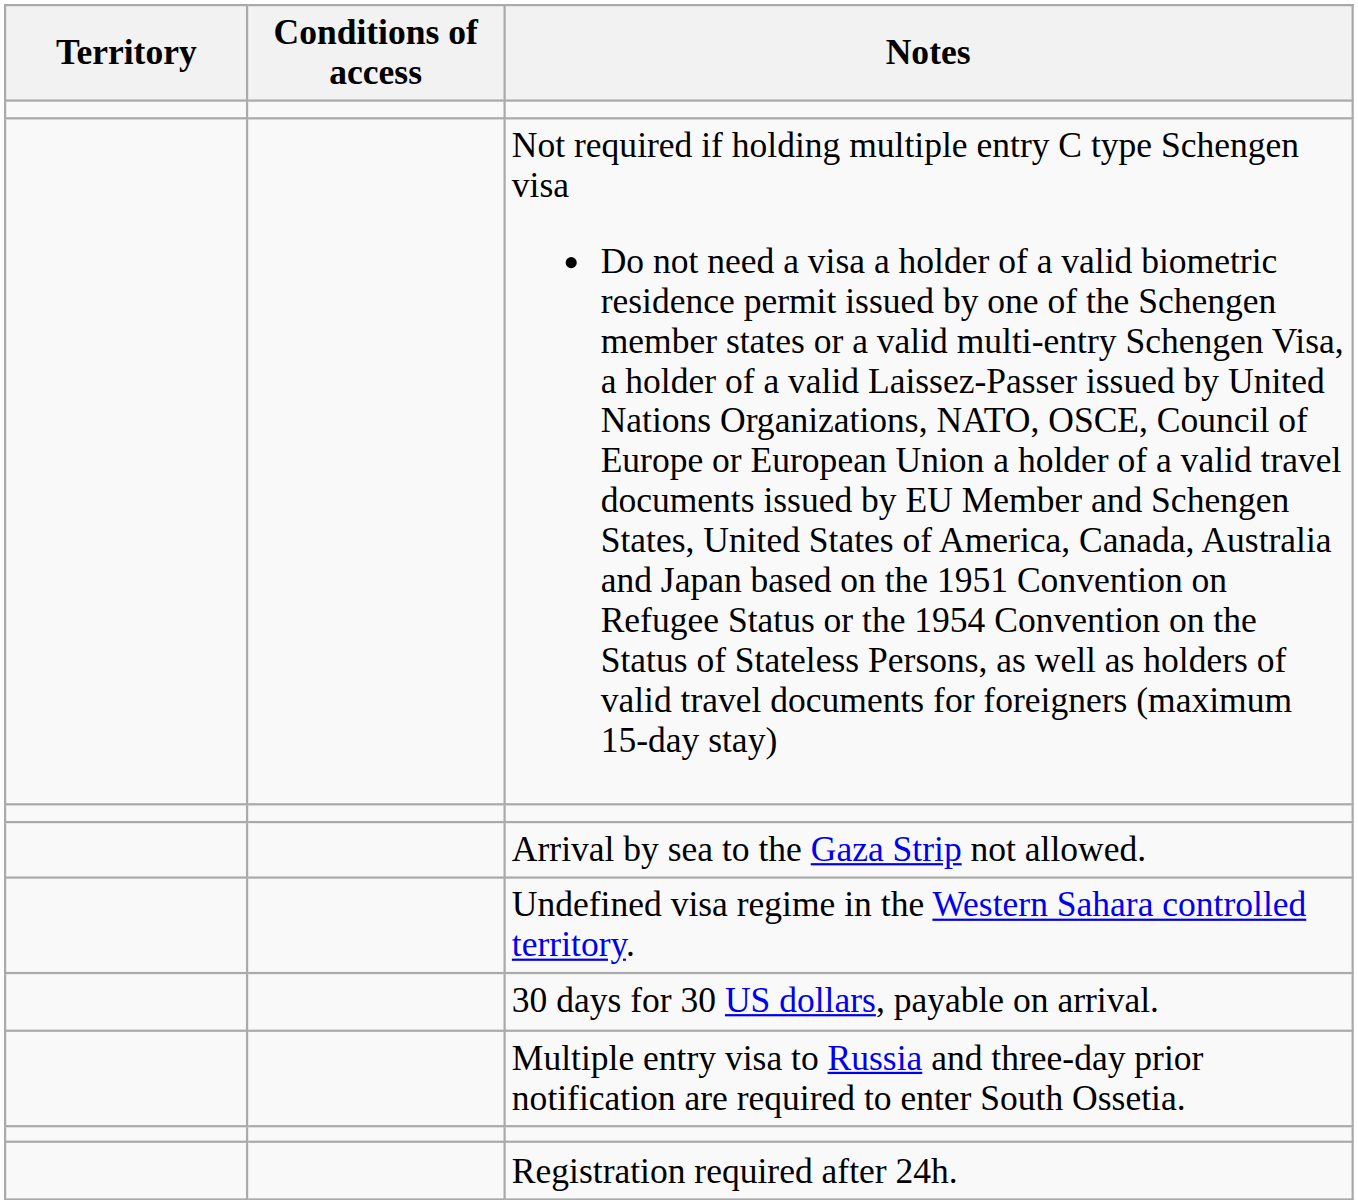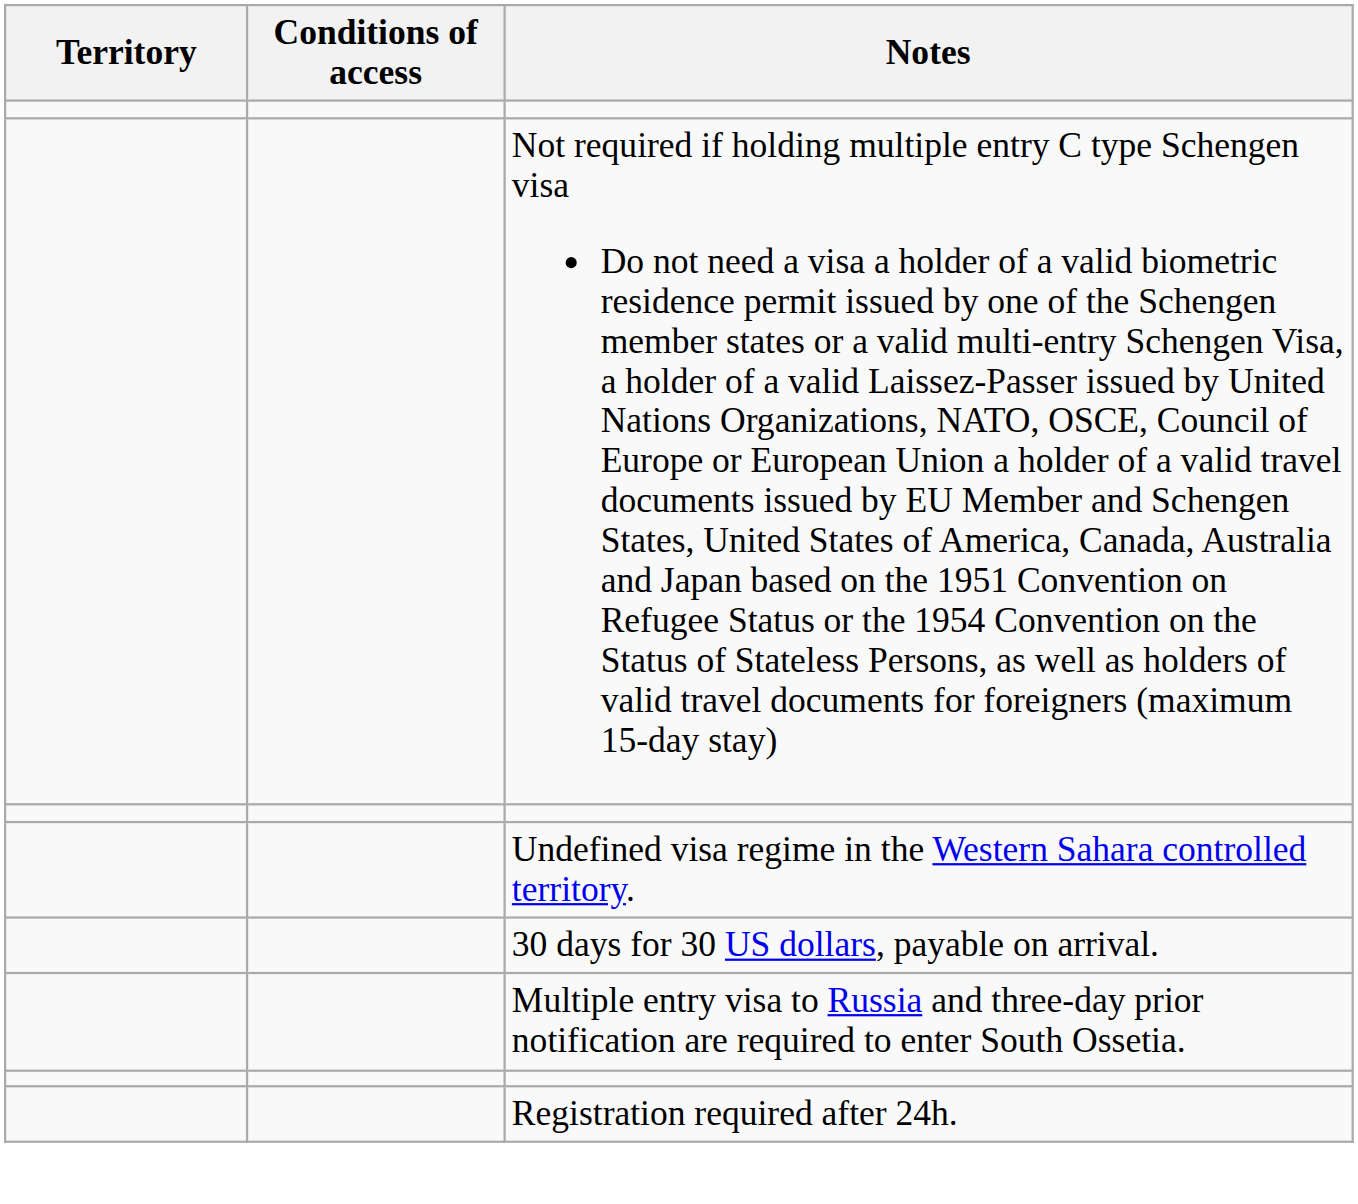- row: (126, 849)
